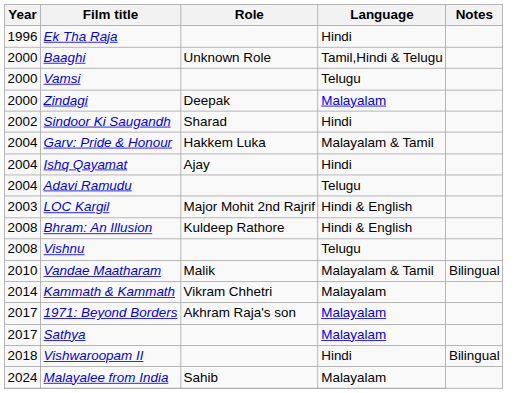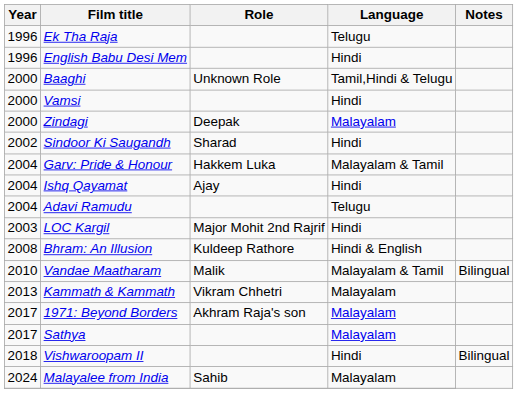(337, 36) Hindi -> (351, 36) Telugu
+ row: (115, 57)
(341, 79) Telugu -> (346, 100) Hindi
(367, 206) Hindi & English -> (346, 228) Hindi
- row: (64, 249)
(22, 292) 2014 -> (22, 292) 2013
